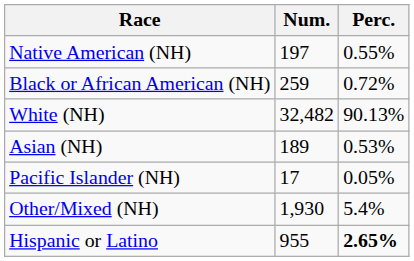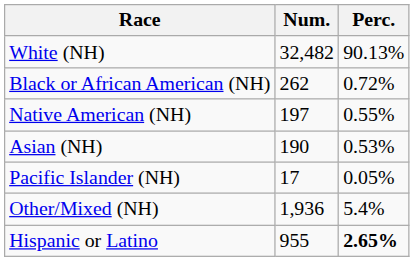rows swapped: (57, 114) <-> (100, 51)
(294, 83) 259 -> (294, 83) 262
(294, 146) 189 -> (294, 146) 190
(302, 209) 1,930 -> (302, 209) 1,936
